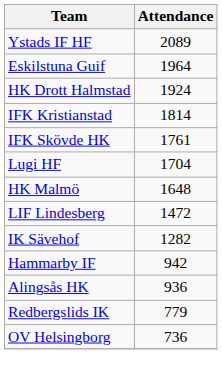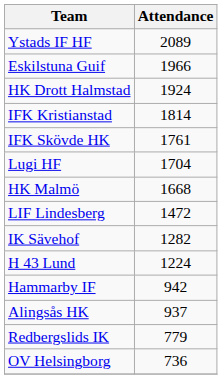(176, 66) 1964 -> (176, 66) 1966
(176, 189) 1648 -> (176, 189) 1668
+ row: (42, 262)
(176, 287) 936 -> (176, 312) 937
